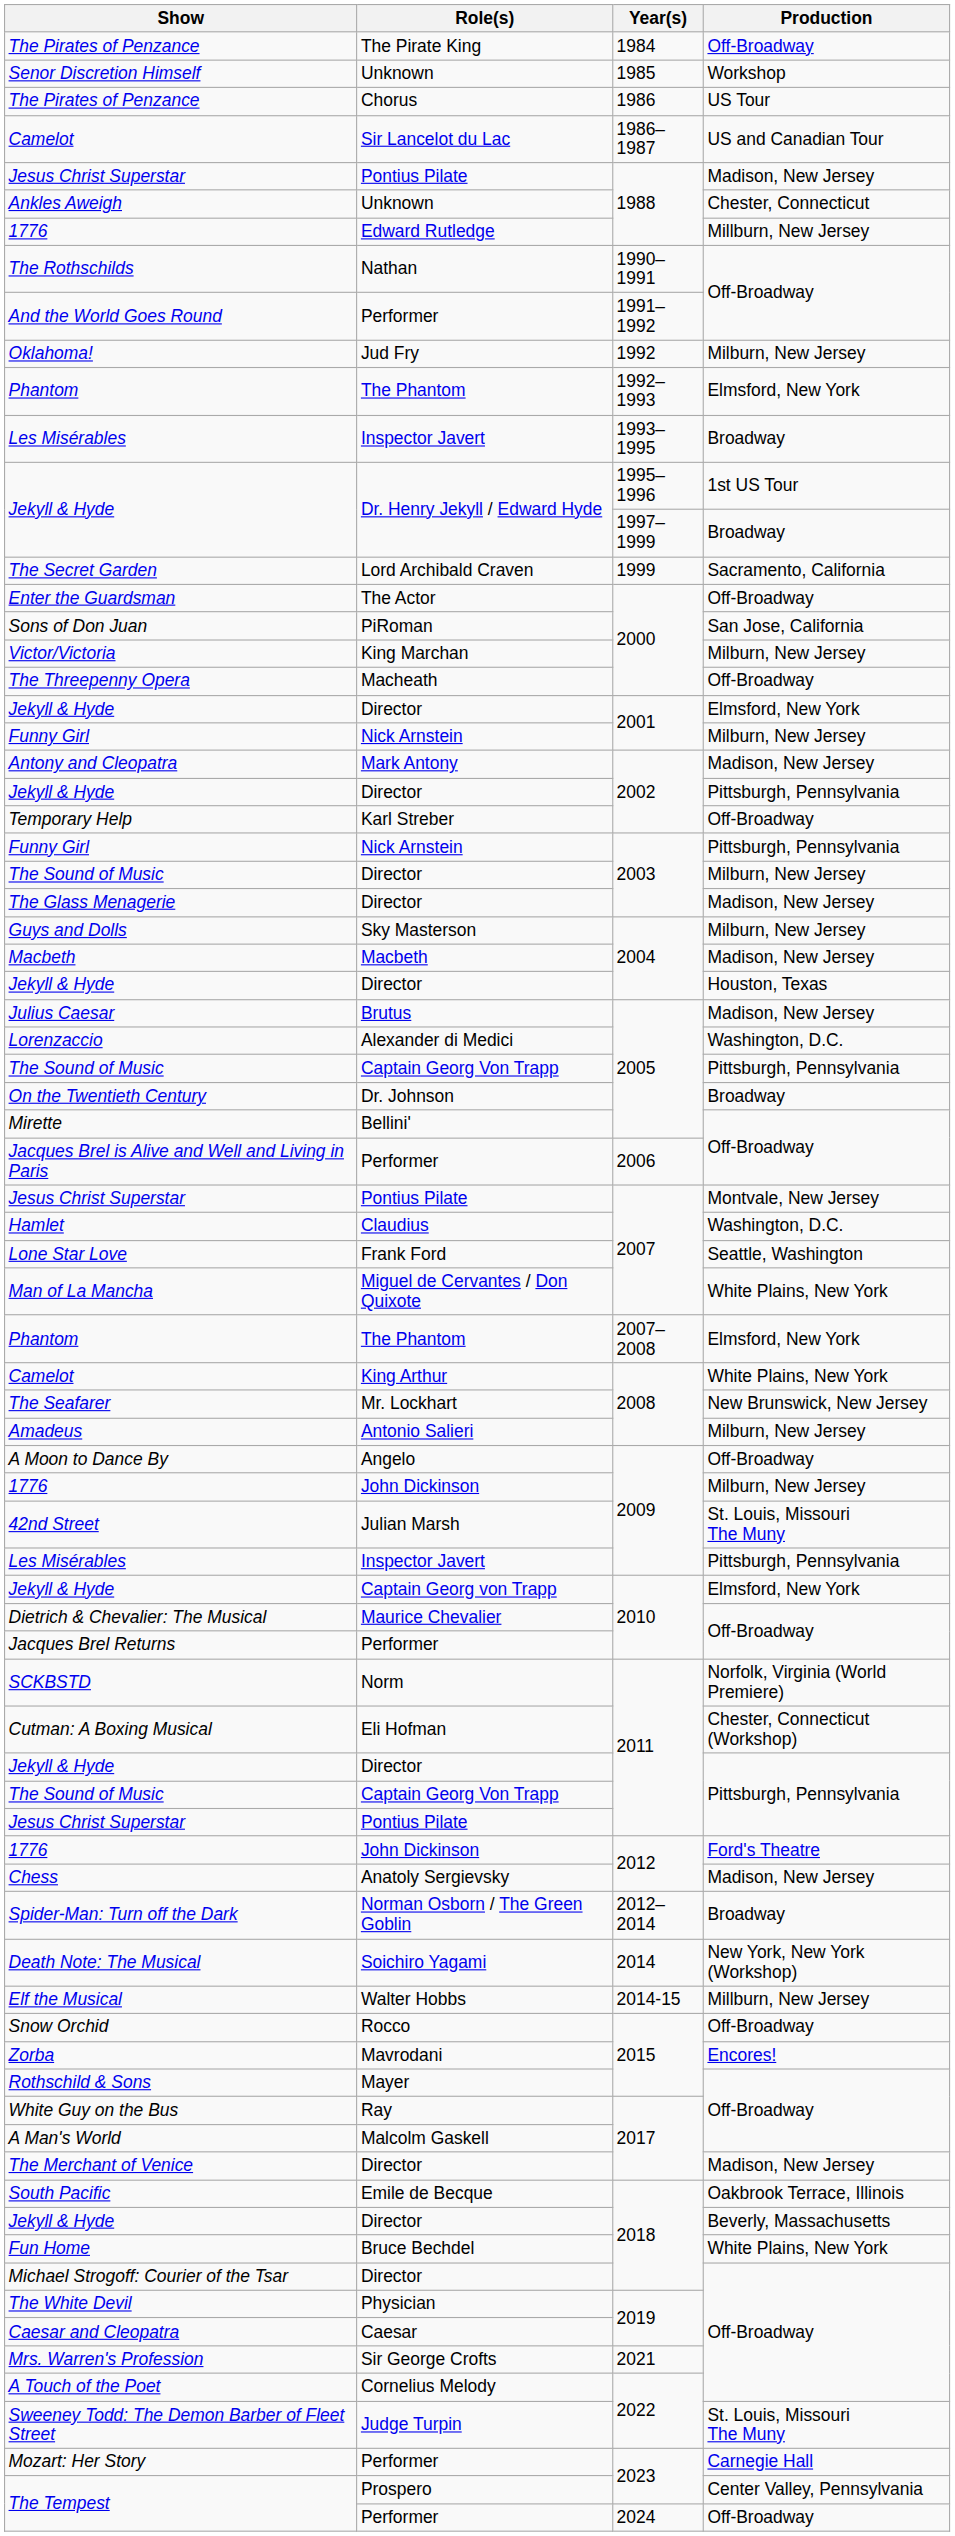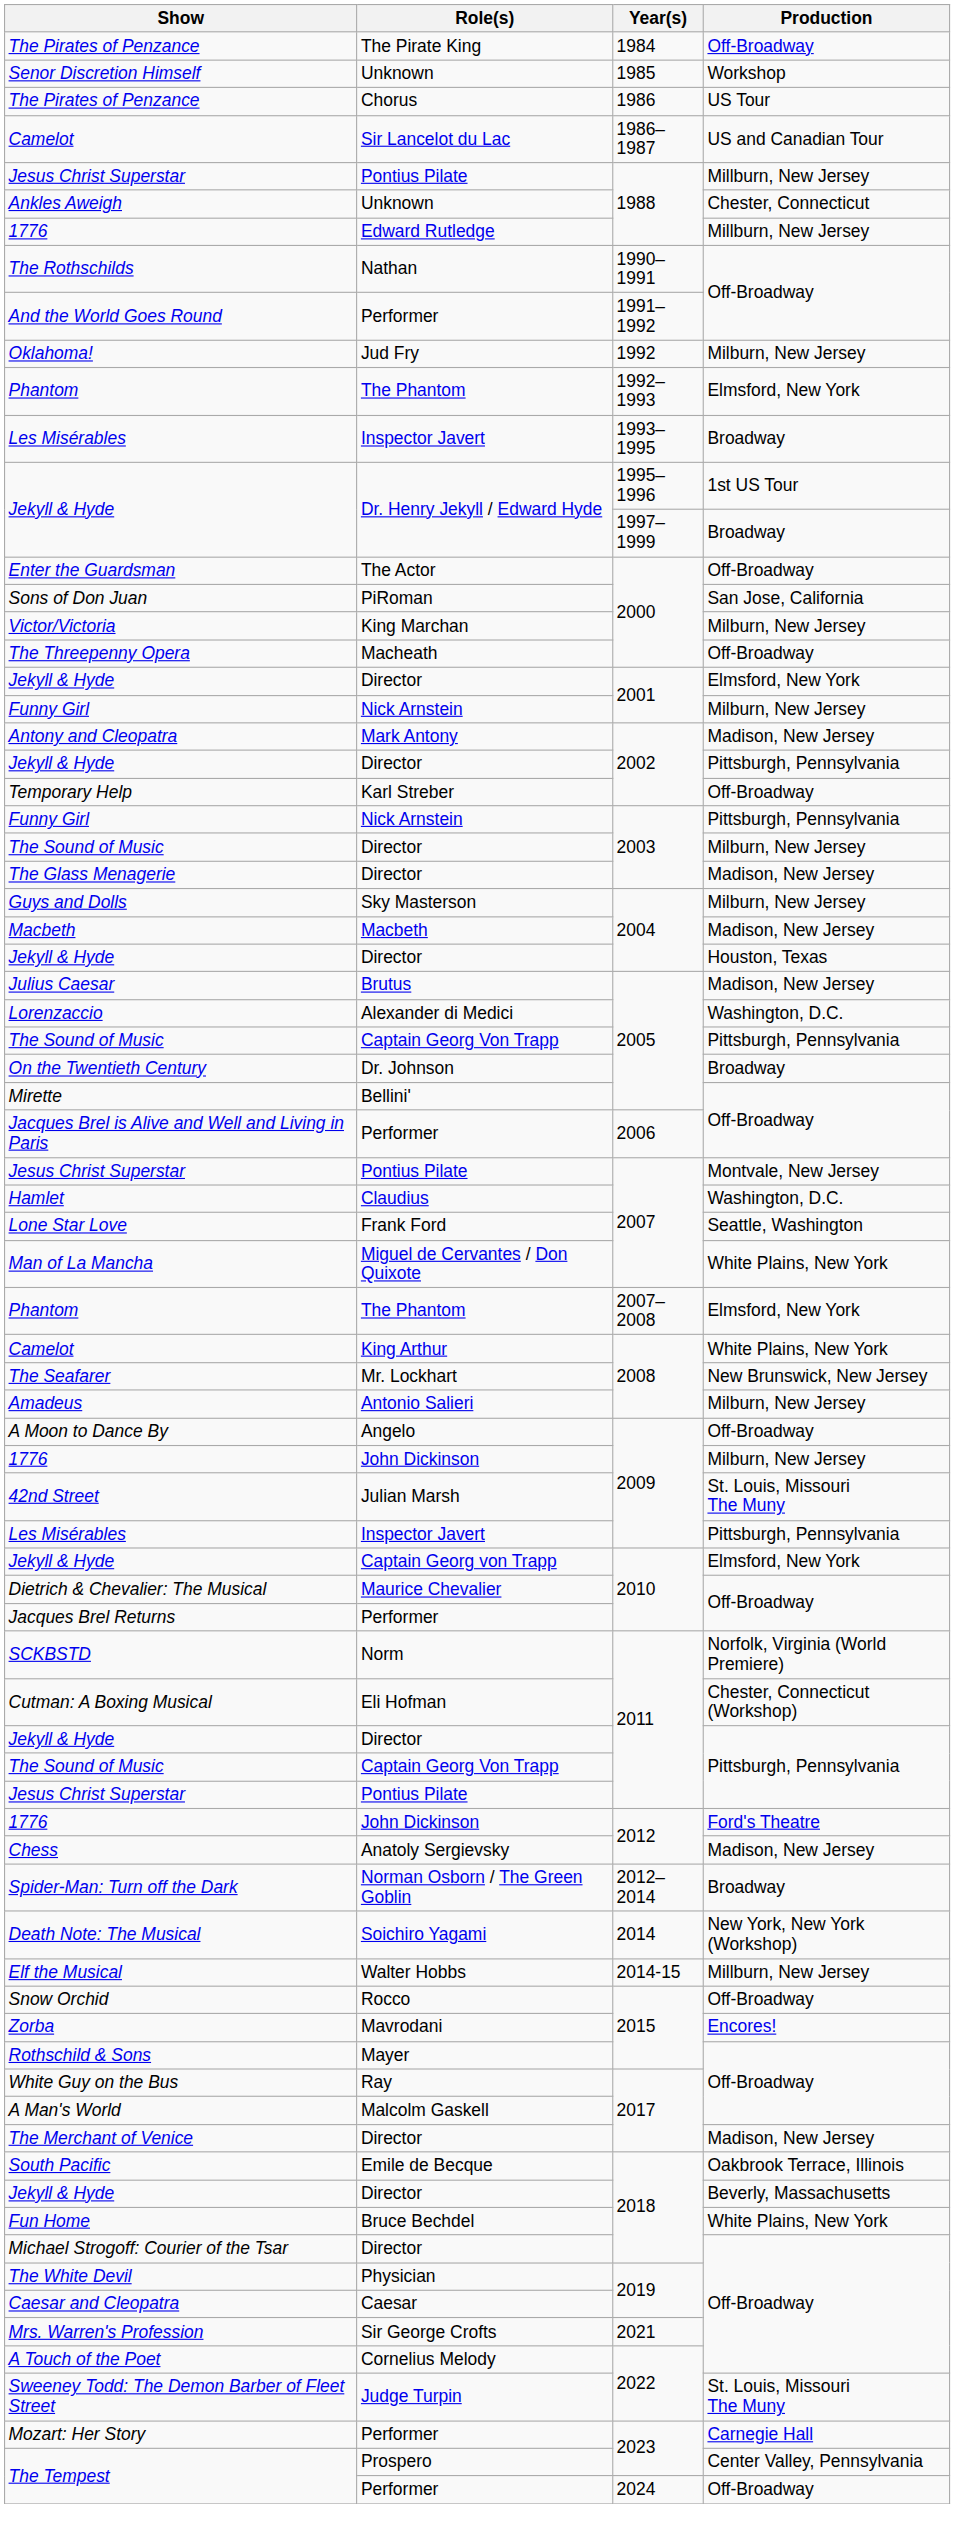(791, 176) Madison, New Jersey -> (788, 176) Millburn, New Jersey
- row: (83, 570)
